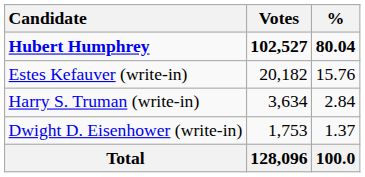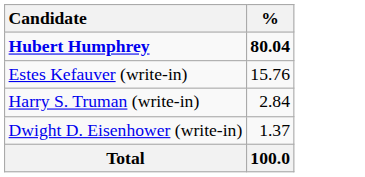- column: (279, 18)
